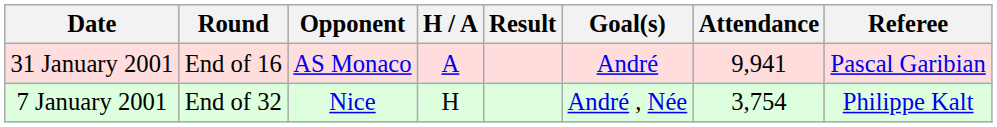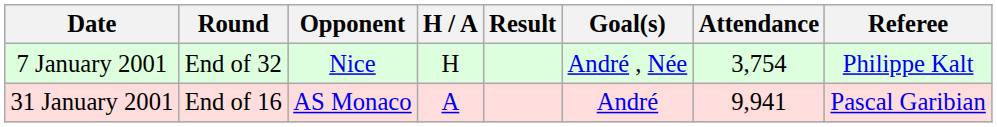rows swapped: (92, 102) <-> (92, 63)
